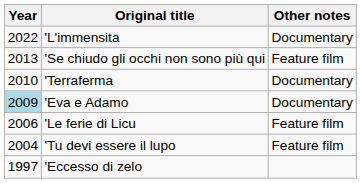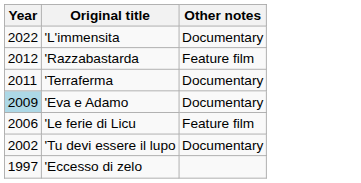- row: (155, 59)
+ row: (92, 59)
(23, 80) 2010 -> (22, 80) 2011
(23, 145) 2004 -> (23, 145) 2002
(308, 145) Feature film -> (223, 145) Documentary
